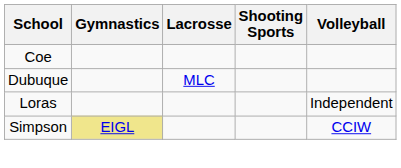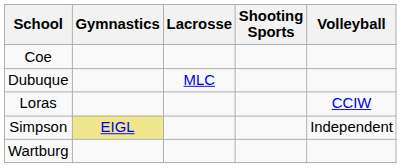(351, 103) Independent -> (352, 103) CCIW
(351, 127) CCIW -> (352, 127) Independent
+ row: (38, 151)
